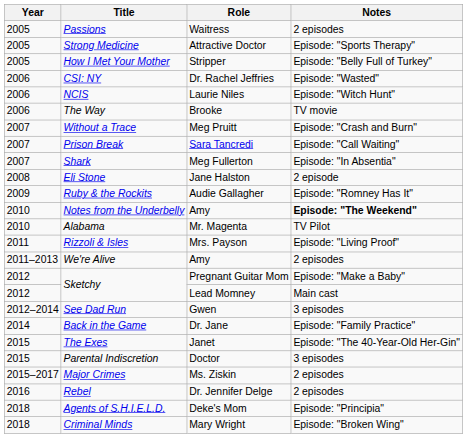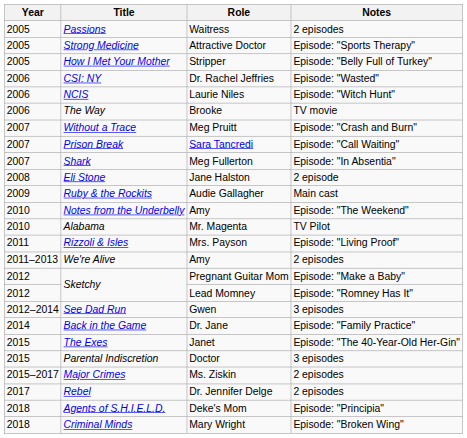(353, 194) Episode: "Romney Has It" -> (316, 194) Main cast
(355, 210) bold -> (351, 210) normal
(316, 293) Main cast -> (353, 293) Episode: "Romney Has It"
(18, 392) 2016 -> (18, 392) 2017
